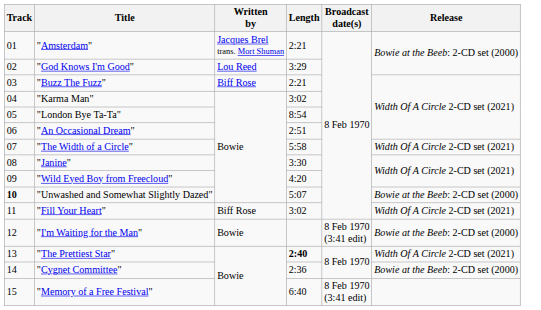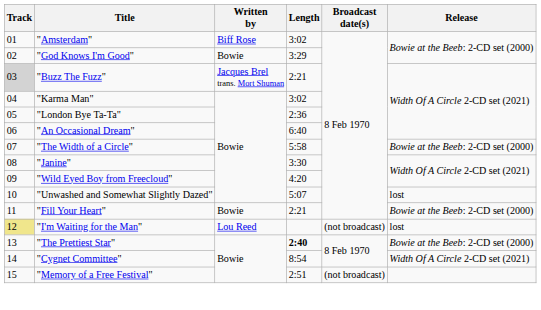(251, 45) Jacques Brel trans. Mort Shuman -> (237, 39) Biff Rose
(298, 45) 2:21 -> (298, 39) 3:02
(237, 67) Lou Reed -> (230, 55) Bowie
(12, 83) no background -> (12, 77) lightgrey background
(237, 83) Biff Rose -> (251, 77) Jacques Brel trans. Mort Shuman
(298, 115) 8:54 -> (298, 115) 2:36
(298, 131) 2:51 -> (298, 131) 6:40
(444, 147) Width Of A Circle 2-CD set (2021) -> (462, 147) Bowie at the Beeb: 2-CD set (2000)
(12, 195) bold -> (12, 195) normal
(446, 195) Bowie at the Beeb: 2-CD set (2000) -> (397, 195) lost
(237, 211) Biff Rose -> (230, 211) Bowie
(298, 211) 3:02 -> (298, 211) 2:21
(444, 211) Width Of A Circle 2-CD set (2021) -> (462, 211) Bowie at the Beeb: 2-CD set (2000)
(12, 232) no background -> (12, 227) khaki background
(230, 232) Bowie -> (237, 227) Lou Reed
(347, 232) 8 Feb 1970 (3:41 edit) -> (355, 227) (not broadcast)
(446, 232) Bowie at the Beeb: 2-CD set (2000) -> (397, 227) lost
(444, 254) Width Of A Circle 2-CD set (2021) -> (462, 242) Bowie at the Beeb: 2-CD set (2000)
(298, 270) 2:36 -> (298, 258) 8:54
(446, 270) Bowie at the Beeb: 2-CD set (2000) -> (459, 258) Width Of A Circle 2-CD set (2021)
(298, 291) 6:40 -> (298, 274) 2:51
(347, 291) 8 Feb 1970 (3:41 edit) -> (355, 274) (not broadcast)
